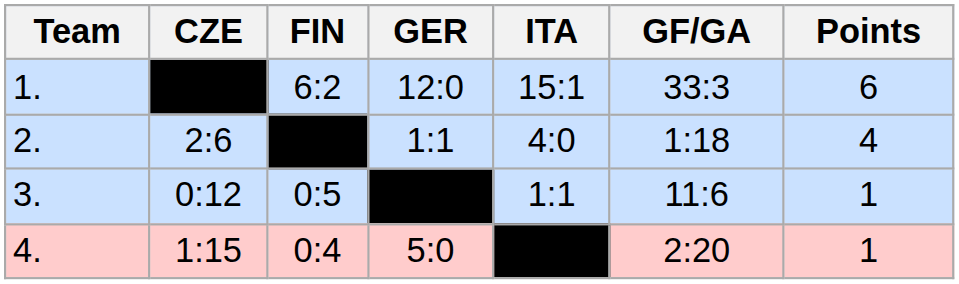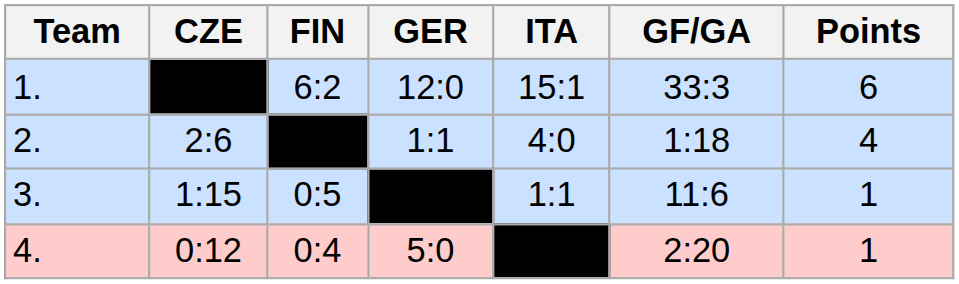(209, 195) 0:12 -> (209, 195) 1:15
(209, 250) 1:15 -> (209, 250) 0:12
